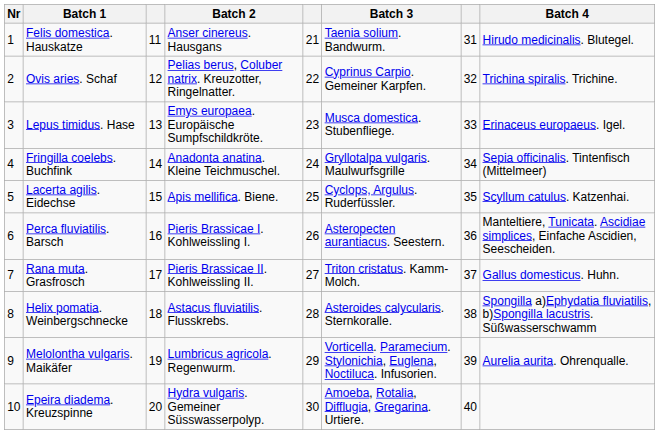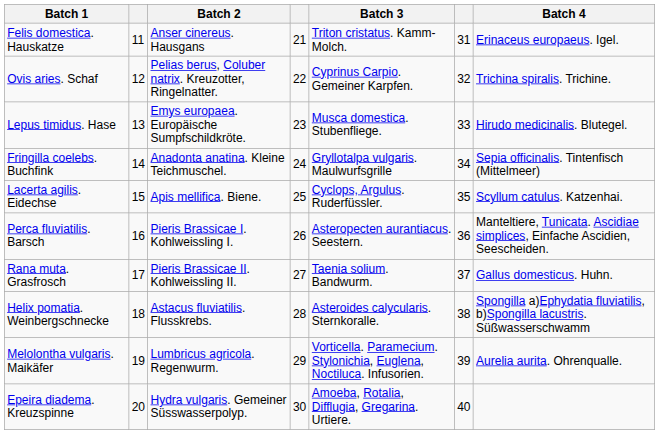- column: (14, 14)
(363, 39) Taenia solium. Bandwurm. -> (374, 39) Triton cristatus. Kamm-Molch.
(558, 39) Hirudo medicinalis. Blutegel. -> (547, 39) Erinaceus europaeus. Igel.
(554, 125) Erinaceus europaeus. Igel. -> (552, 125) Hirudo medicinalis. Blutegel.
(386, 275) Triton cristatus. Kamm-Molch. -> (350, 275) Taenia solium. Bandwurm.
